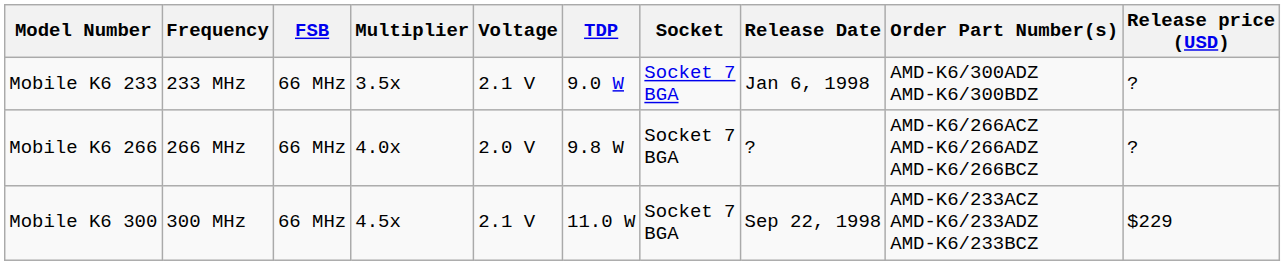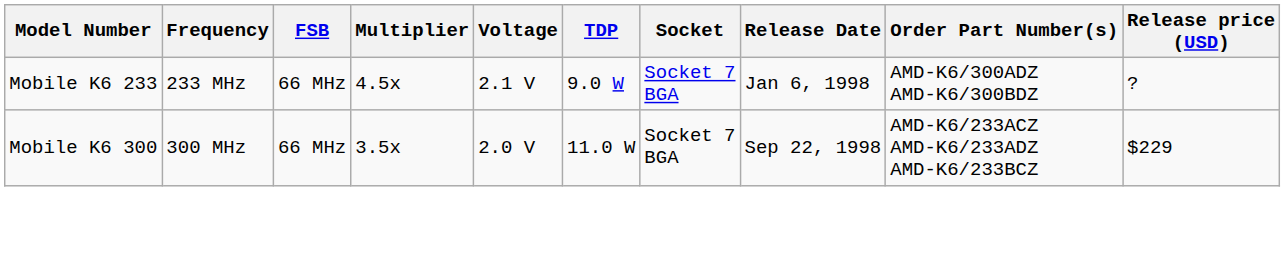(378, 84) 3.5x -> (378, 84) 4.5x
- row: (83, 148)
(378, 222) 4.5x -> (378, 148) 3.5x
(507, 222) 2.1 V -> (507, 148) 2.0 V
